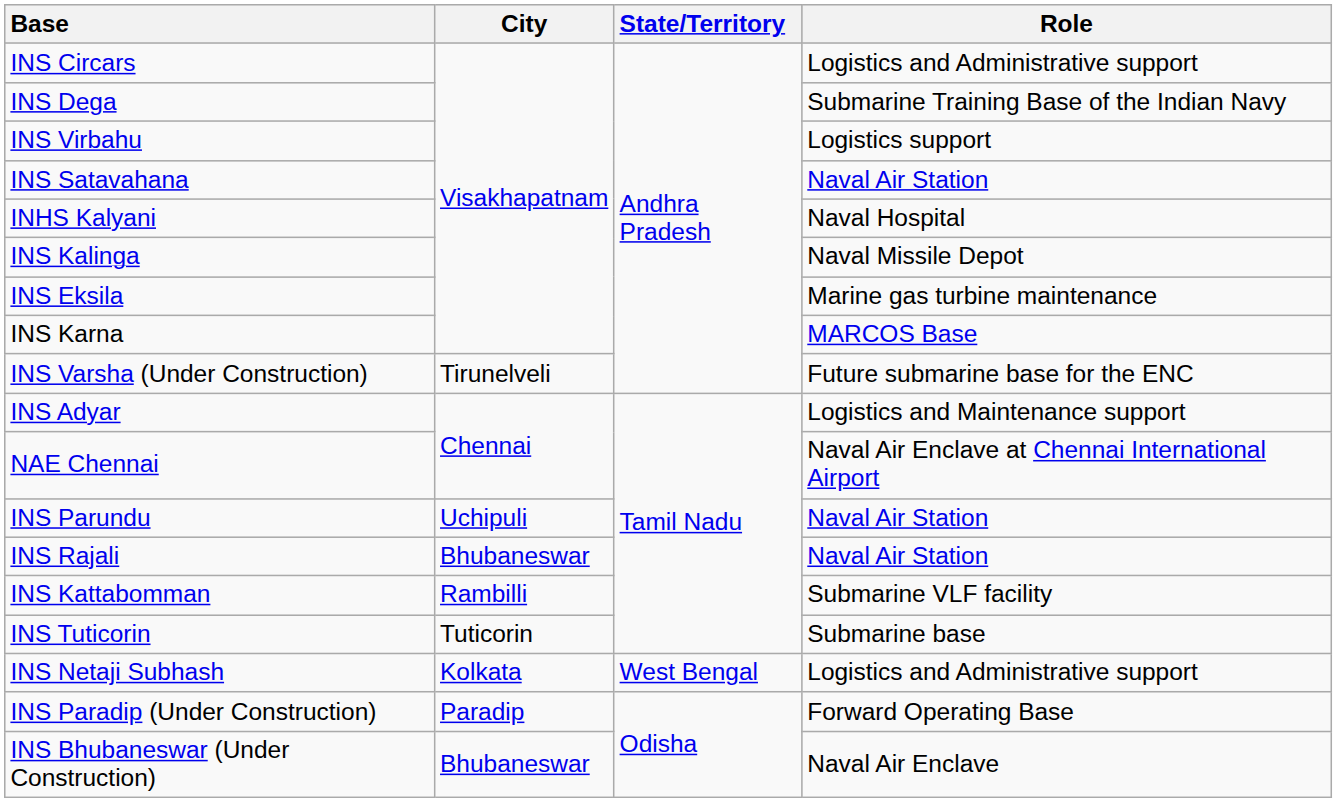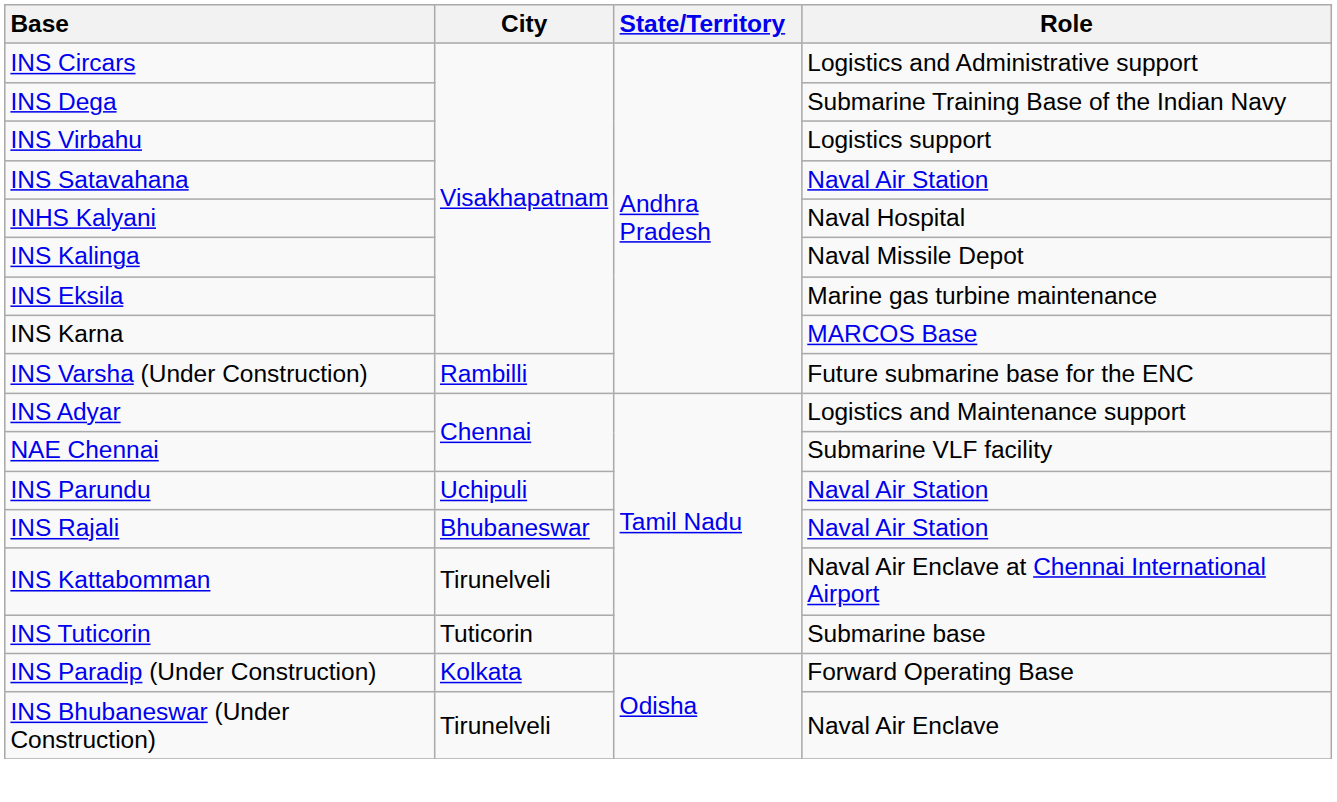(495, 373) Tirunelveli -> (484, 373) Rambilli
(1037, 464) Naval Air Enclave at Chennai International Airport -> (930, 450) Submarine VLF facility
(484, 594) Rambilli -> (495, 581) Tirunelveli
(930, 594) Submarine VLF facility -> (1037, 581) Naval Air Enclave at Chennai International Airport
- row: (117, 672)
(482, 711) Paradip -> (481, 672) Kolkata
(515, 764) Bhubaneswar -> (495, 725) Tirunelveli
